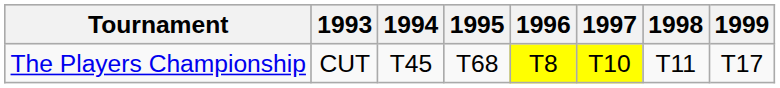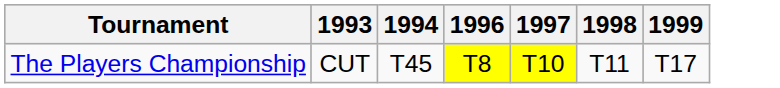- column: (477, 24)
